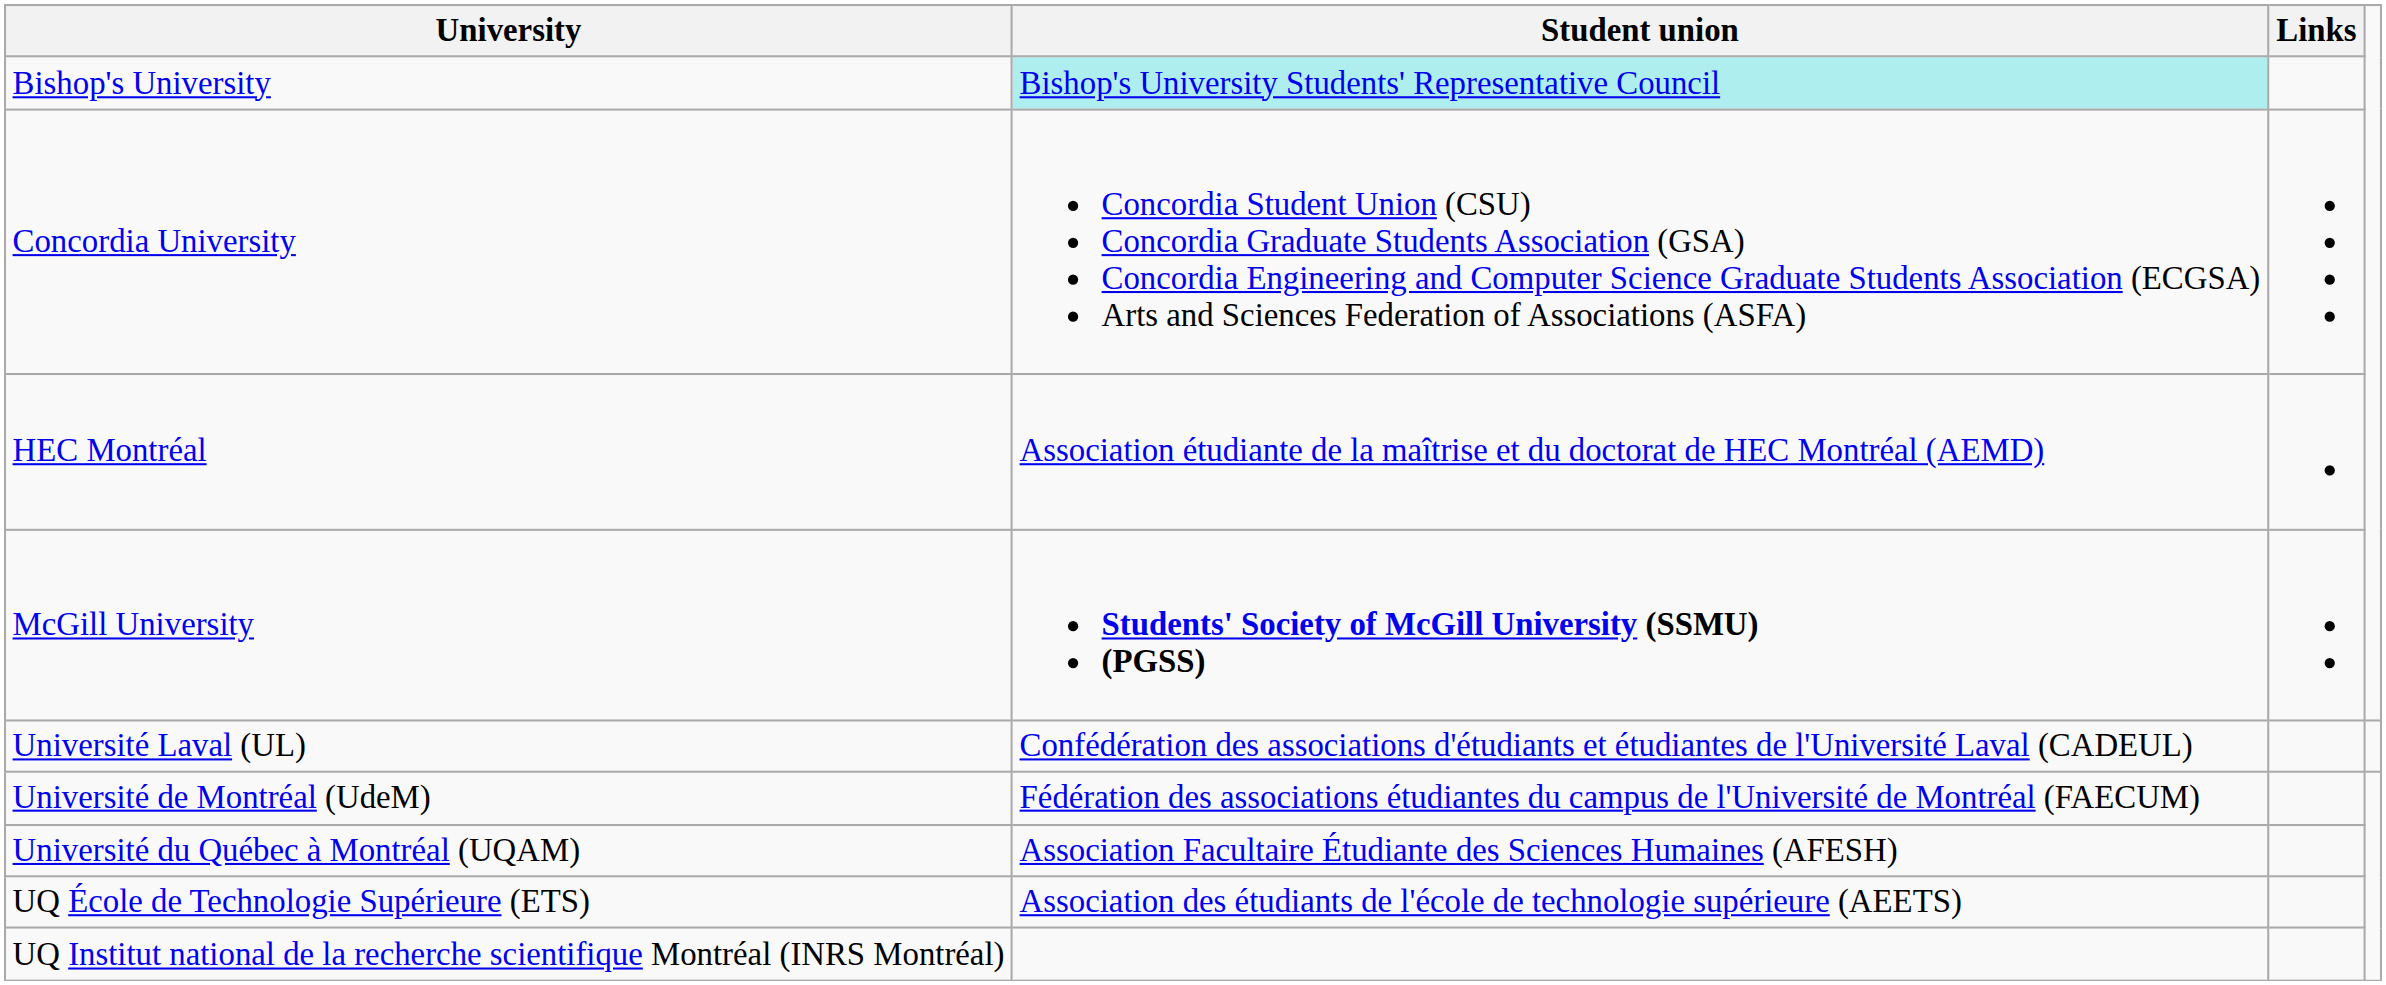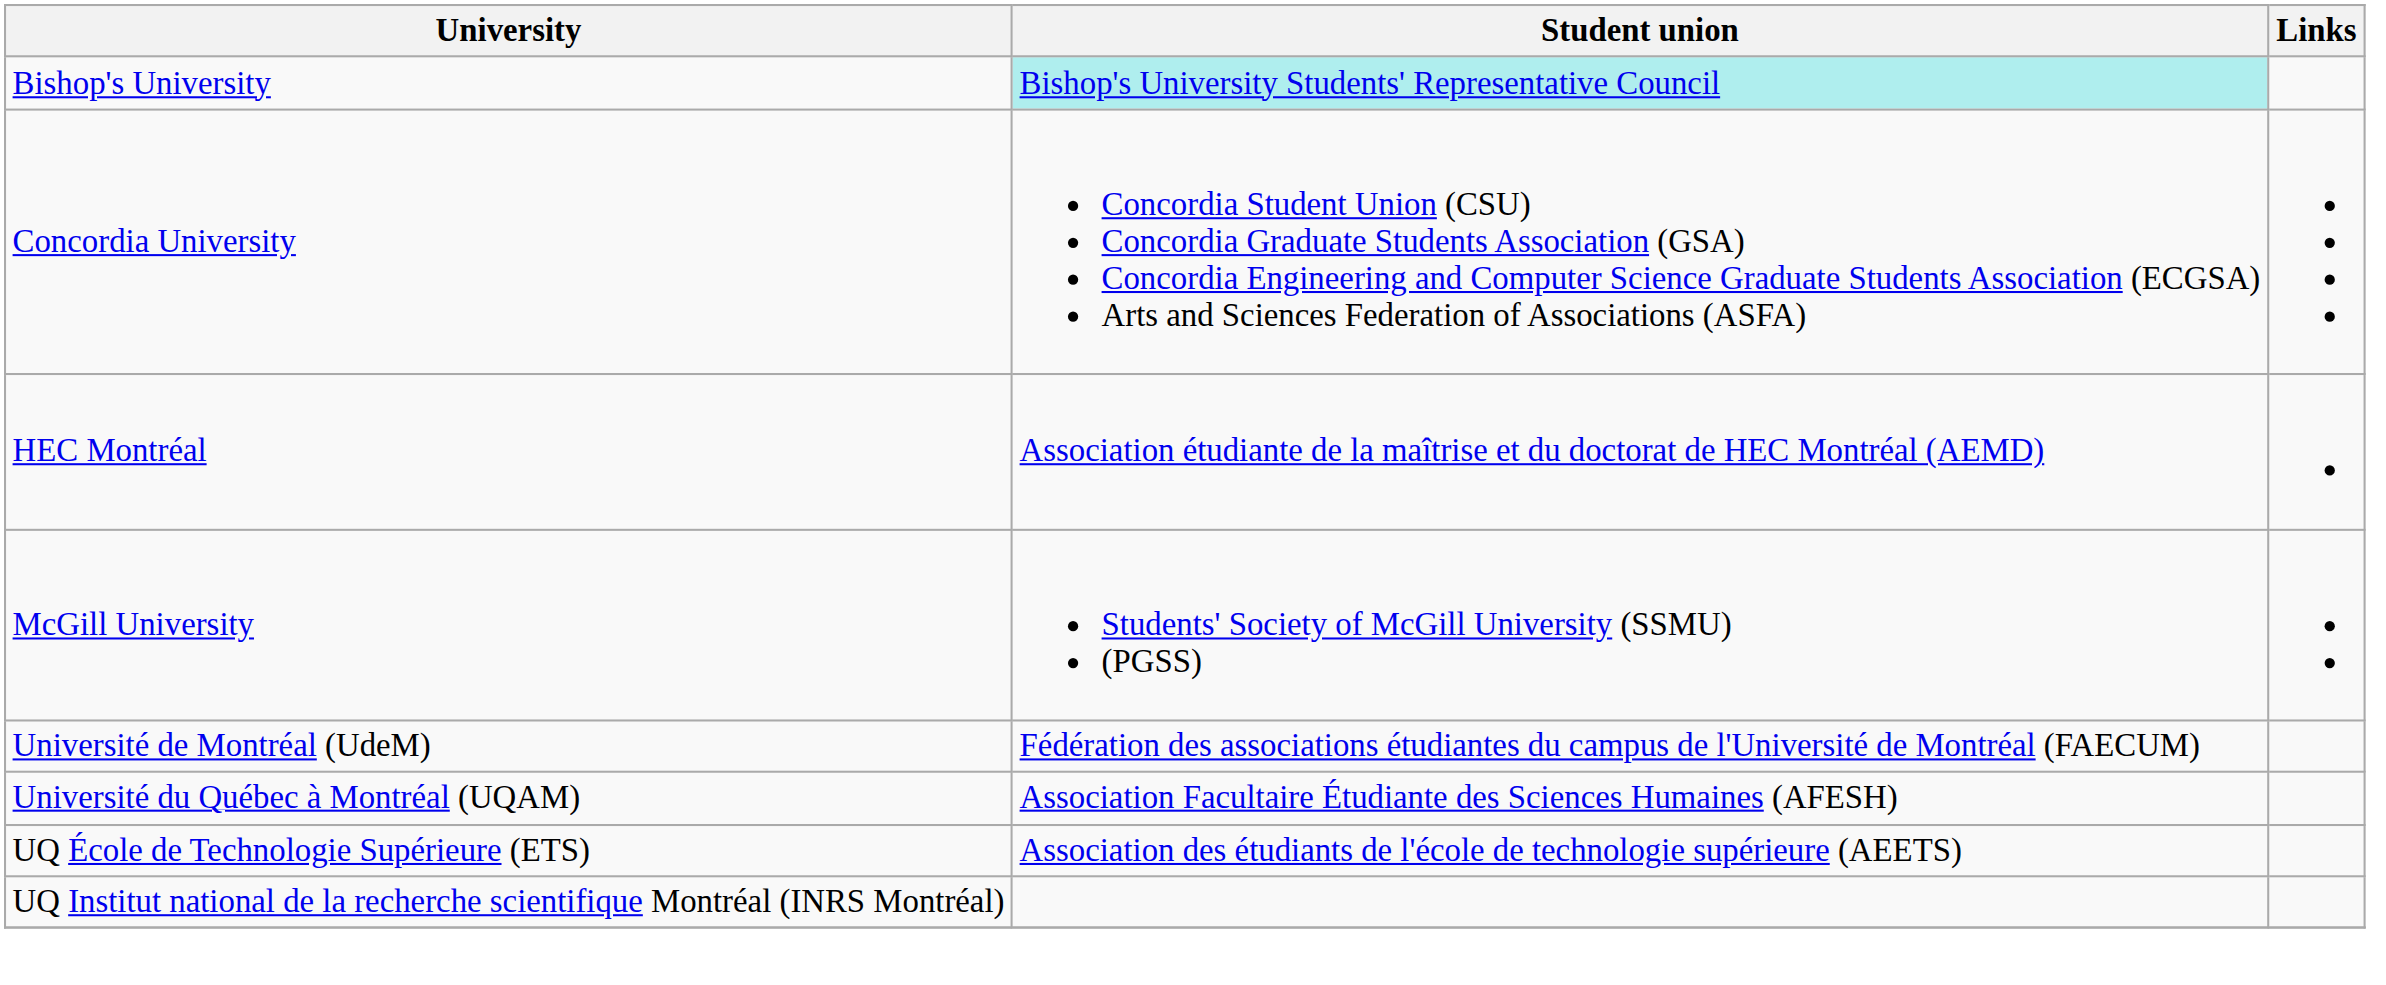(1640, 643) bold -> (1640, 643) normal
- row: (159, 745)
